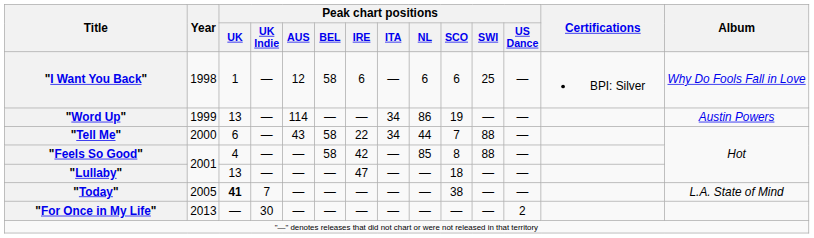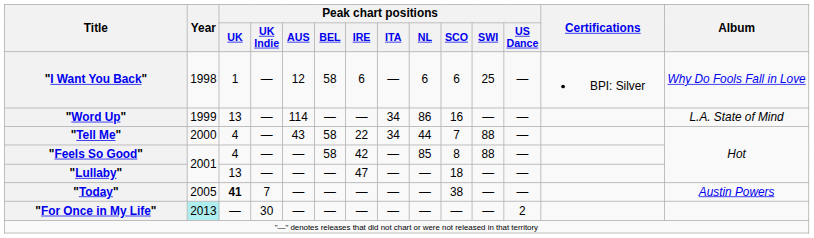(456, 117) 19 -> (456, 117) 16
(737, 117) Austin Powers -> (737, 117) L.A. State of Mind
(235, 135) 6 -> (235, 135) 4
(737, 192) L.A. State of Mind -> (737, 192) Austin Powers
(203, 211) no background -> (203, 211) paleturquoise background
